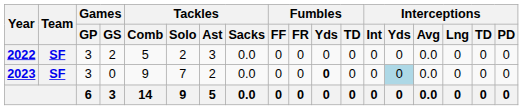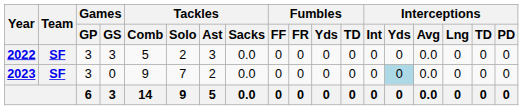(112, 54) 2 -> (112, 54) 3
(326, 74) bold -> (326, 74) normal
